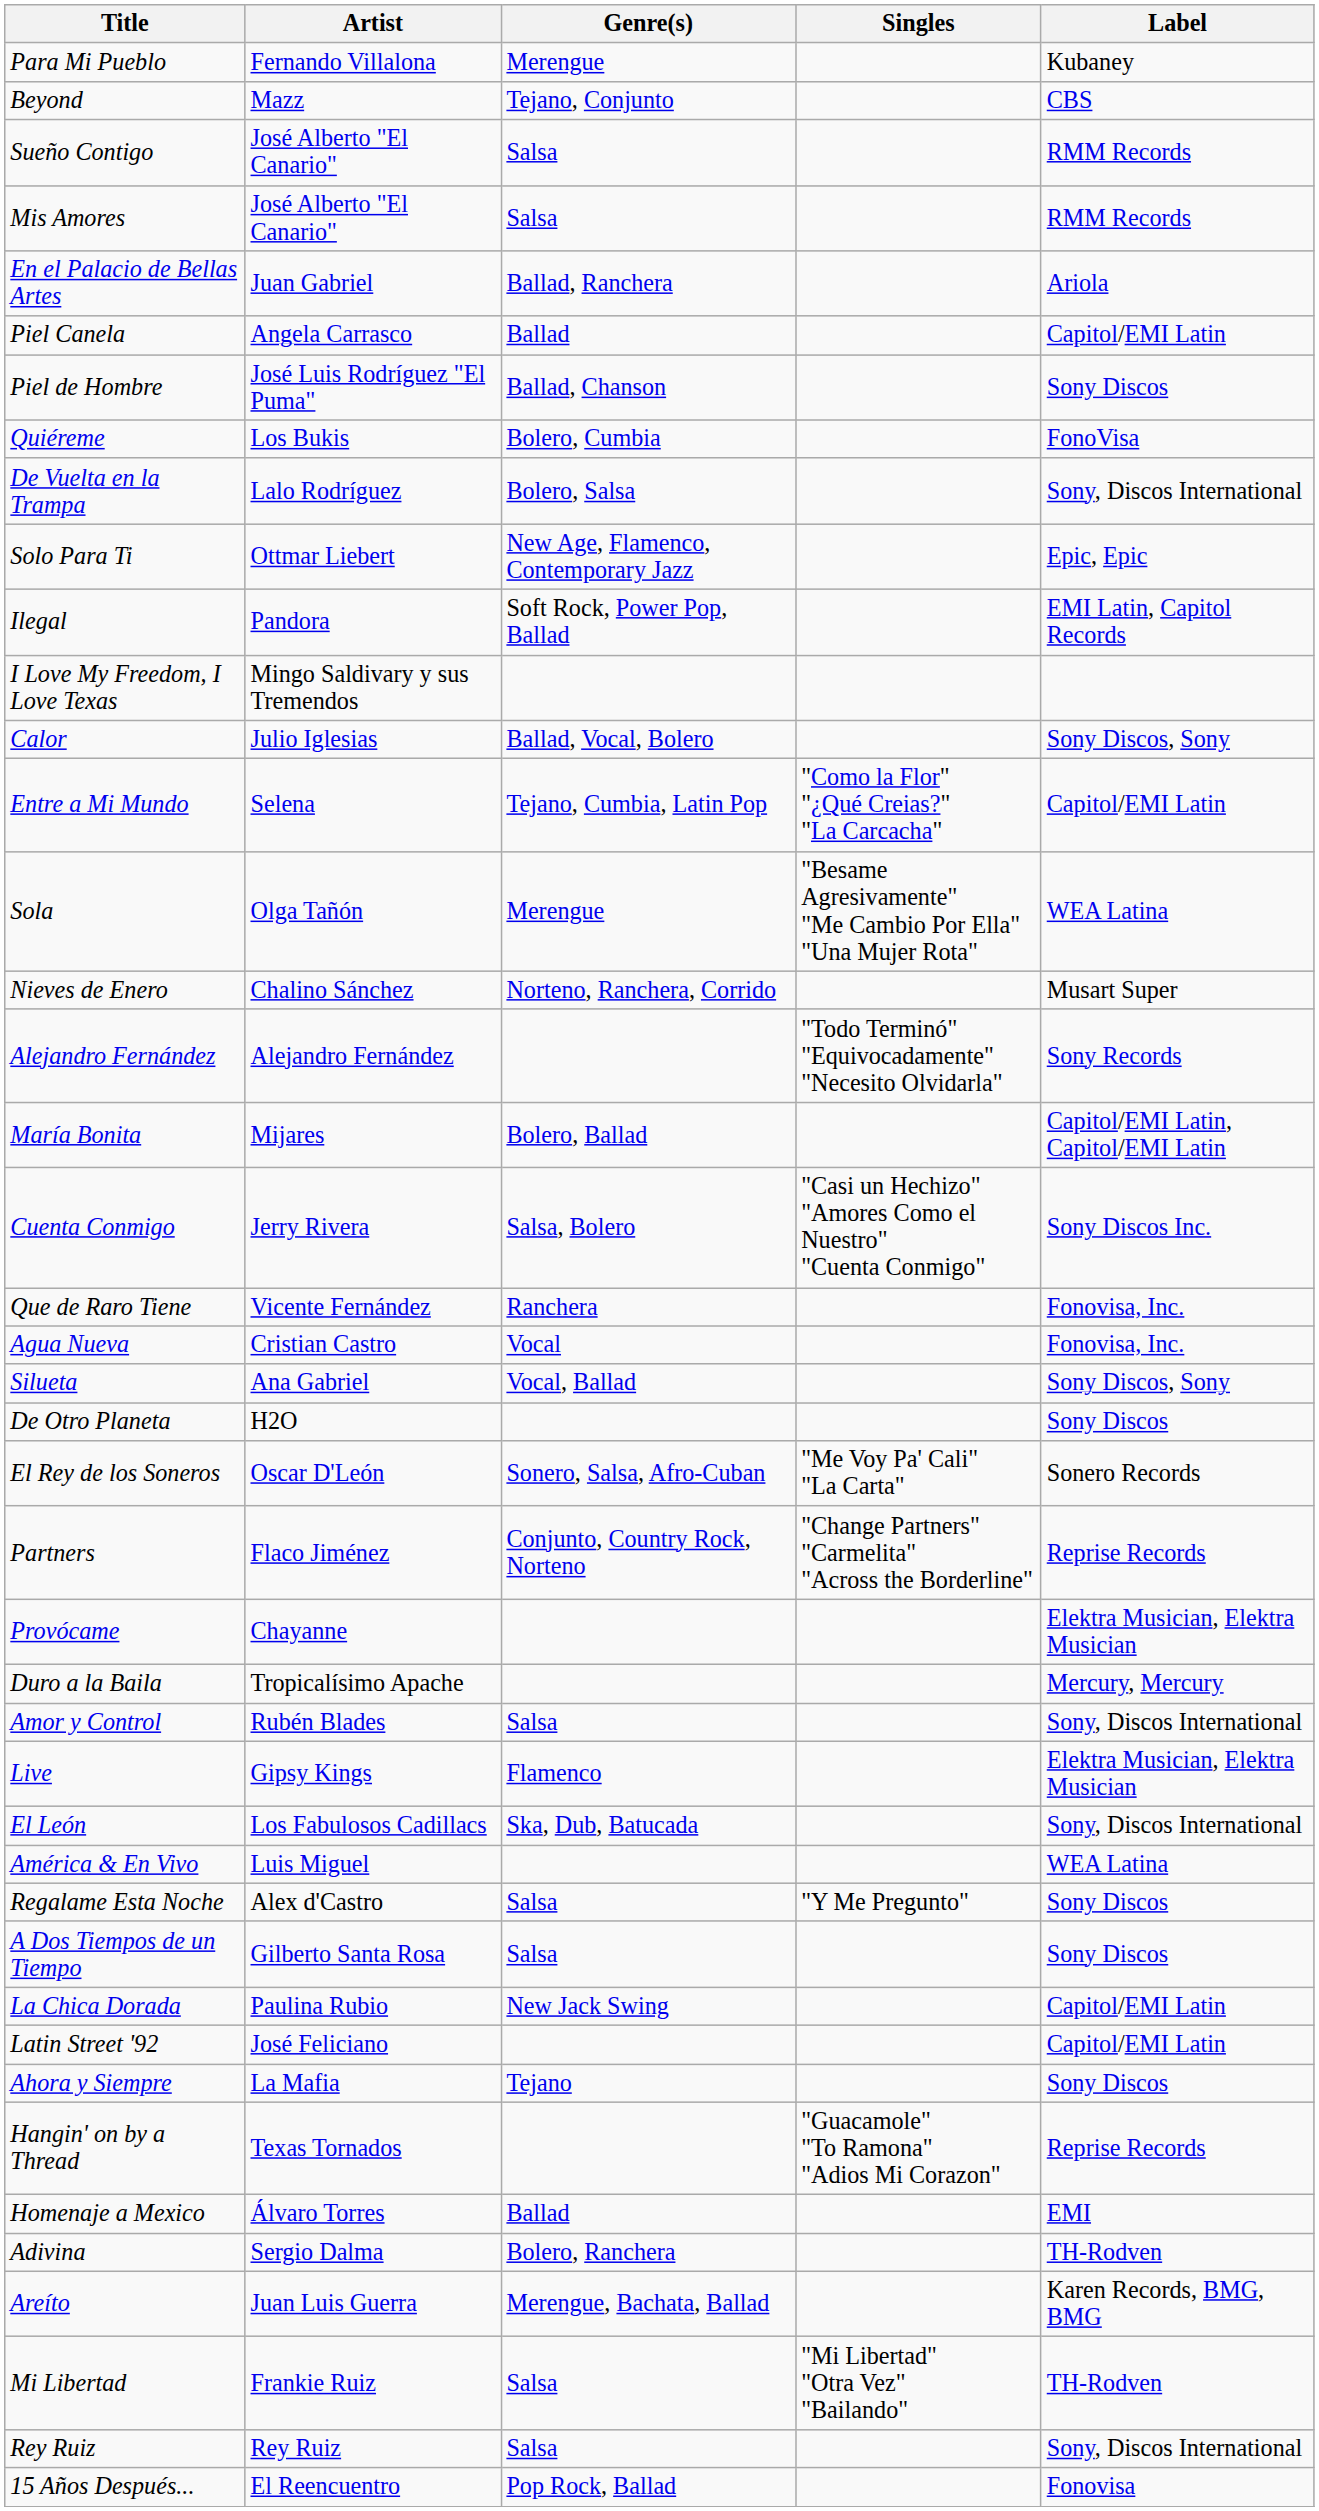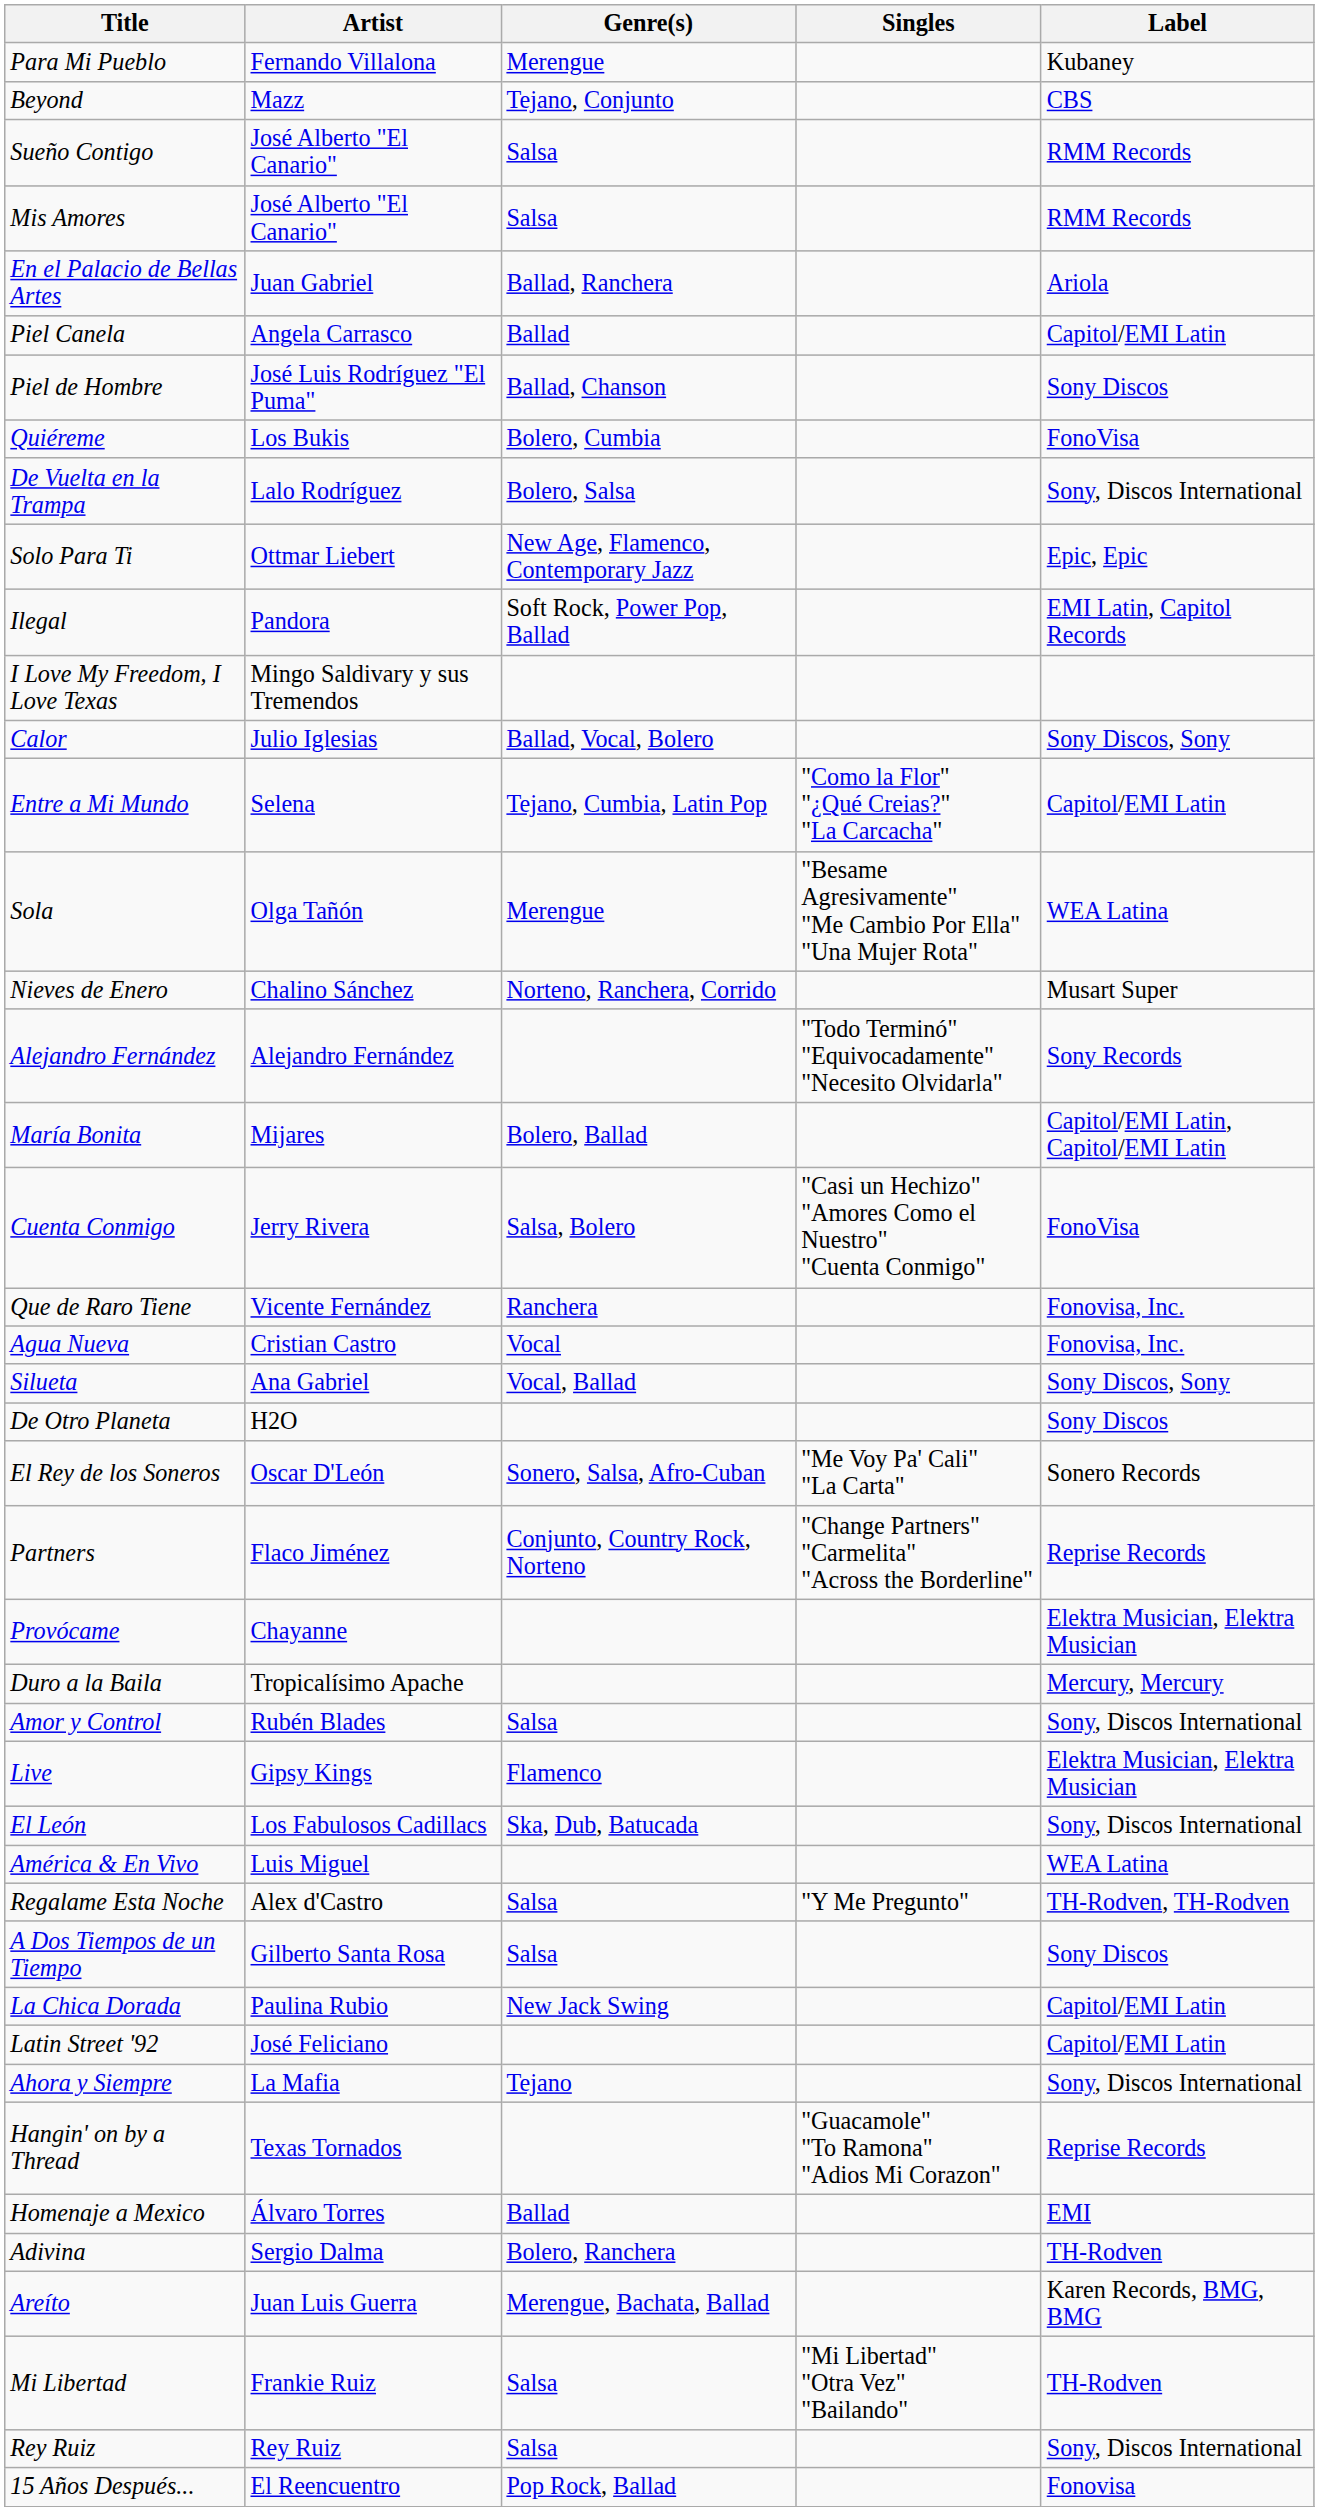(1129, 1227) Sony Discos Inc. -> (1093, 1227) FonoVisa
(1107, 1902) Sony Discos -> (1168, 1902) TH-Rodven, TH-Rodven
(1107, 2082) Sony Discos -> (1174, 2082) Sony, Discos International
